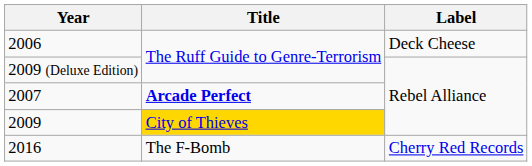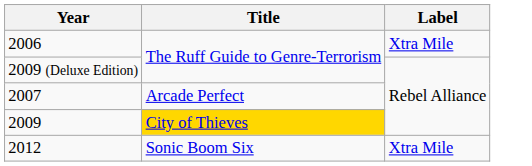(432, 43) Deck Cheese -> (421, 43) Xtra Mile
(198, 95) bold -> (195, 95) normal
+ row: (25, 148)
- row: (25, 148)
